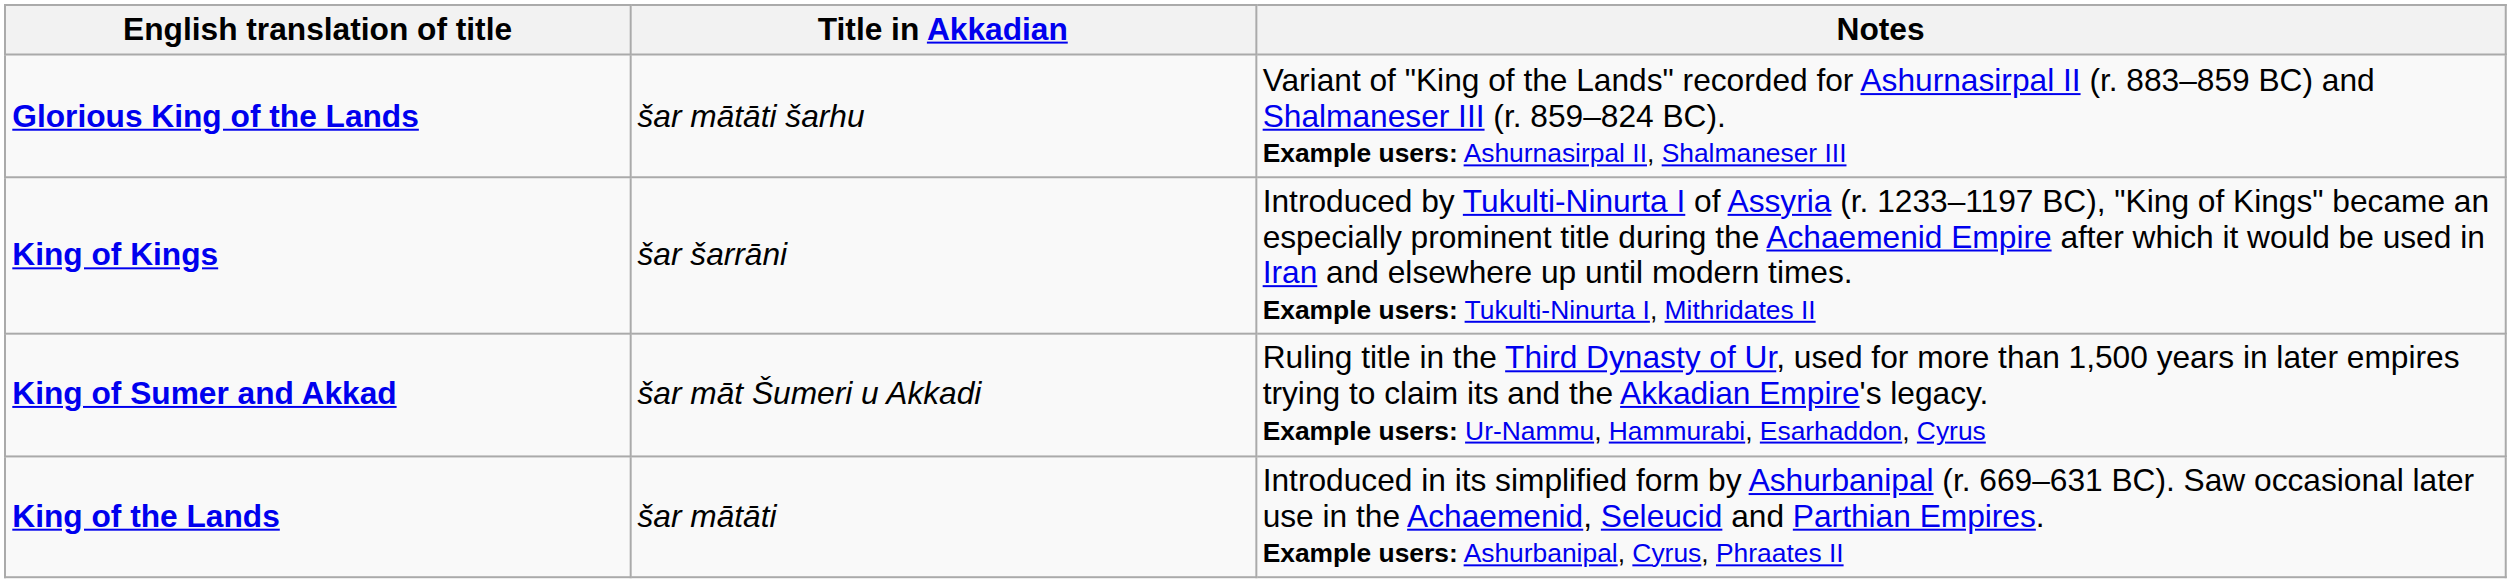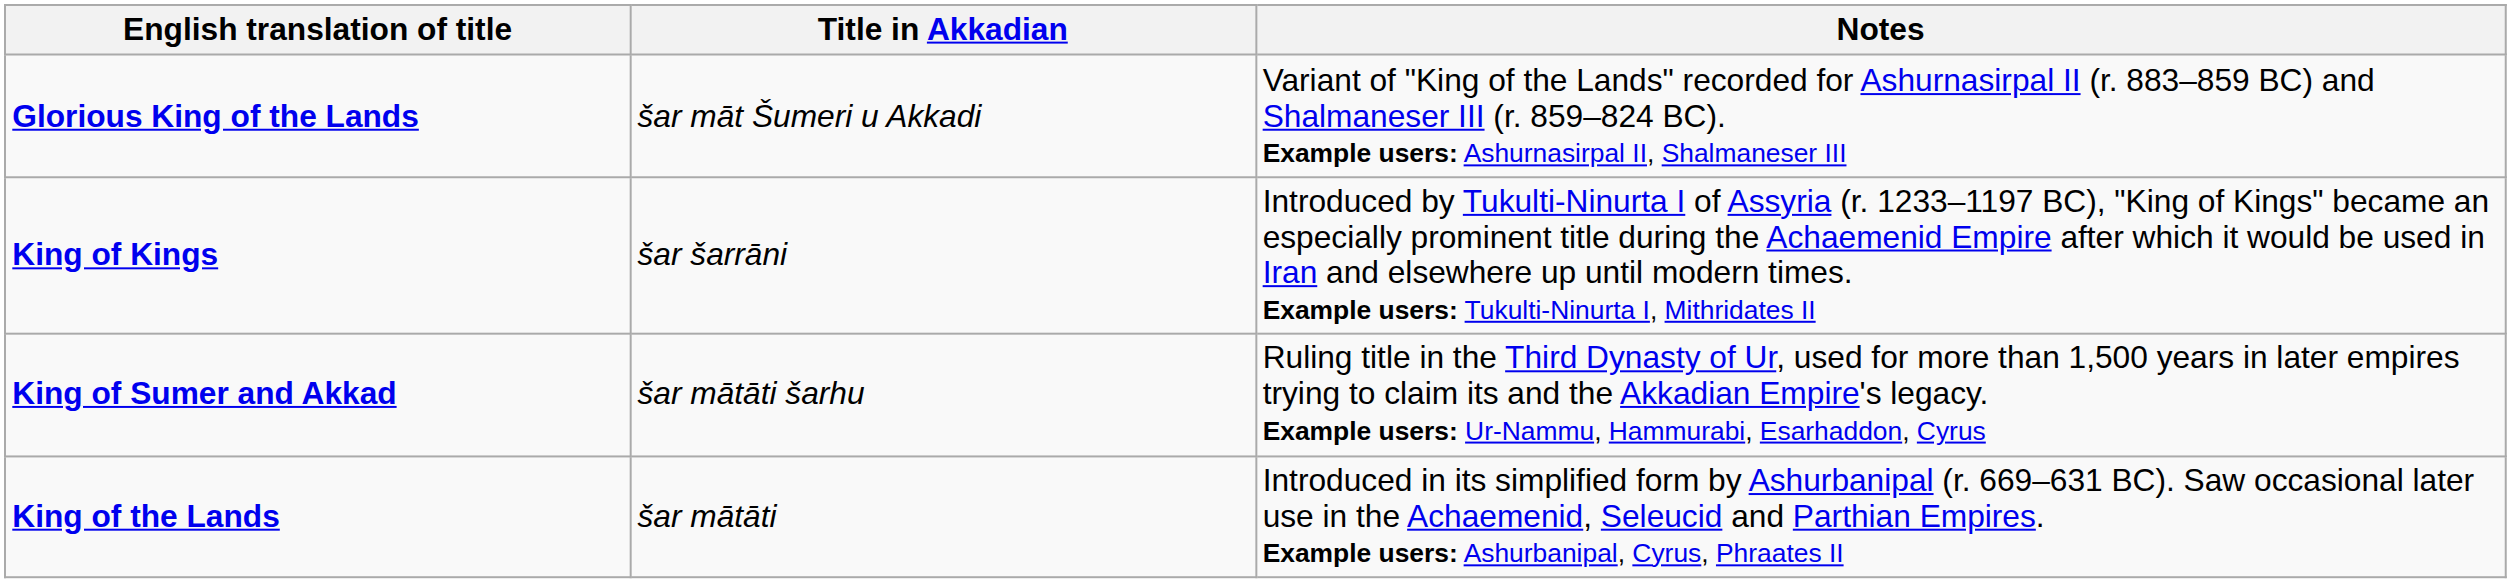(751, 115) šar mātāti šarhu -> (809, 115) šar māt Šumeri u Akkadi
(809, 394) šar māt Šumeri u Akkadi -> (751, 394) šar mātāti šarhu
